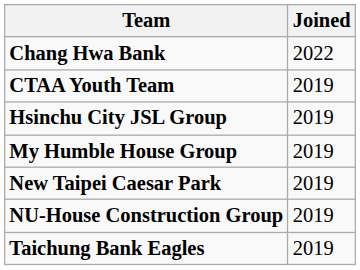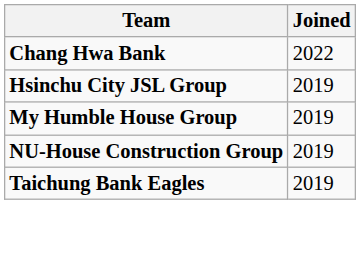- row: (92, 85)
- row: (115, 183)
